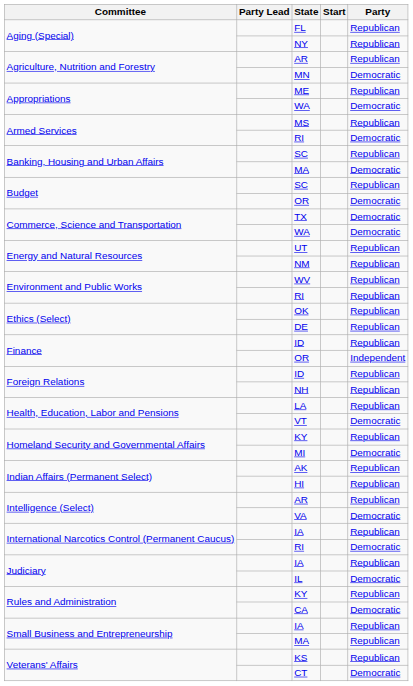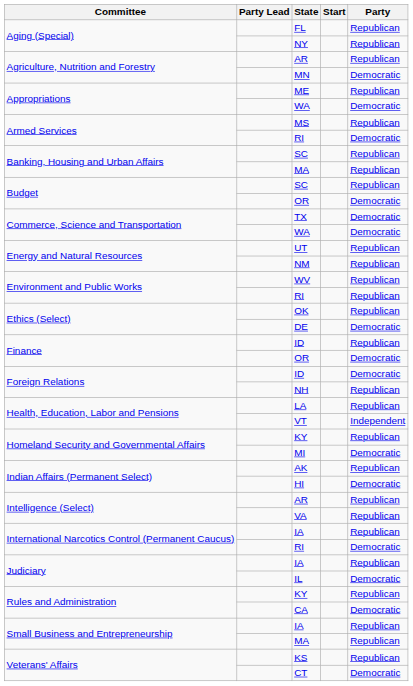(375, 169) Democratic -> (375, 169) Republican
(375, 327) Republican -> (375, 327) Democratic
(378, 358) Independent -> (375, 358) Democratic
(375, 374) Republican -> (375, 374) Democratic
(375, 421) Democratic -> (378, 421) Independent
(375, 484) Republican -> (375, 484) Democratic
(375, 515) Democratic -> (375, 515) Republican
